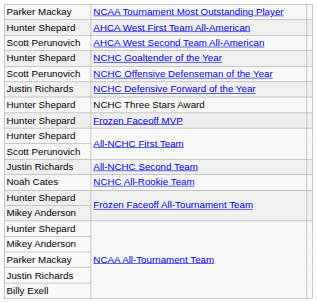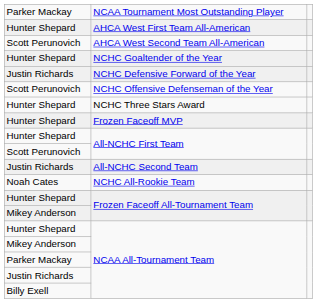rows swapped: (43, 74) <-> (40, 89)
